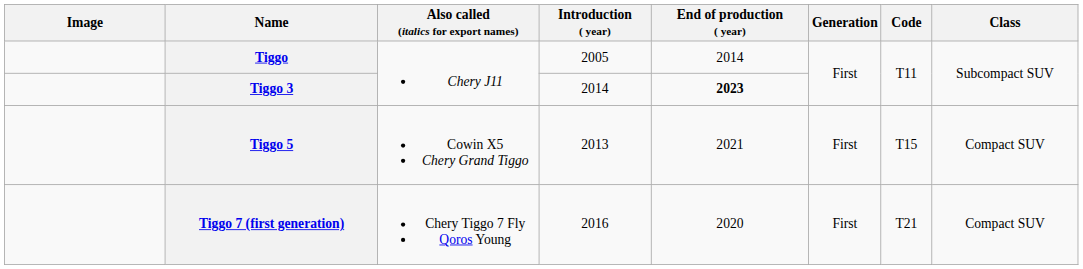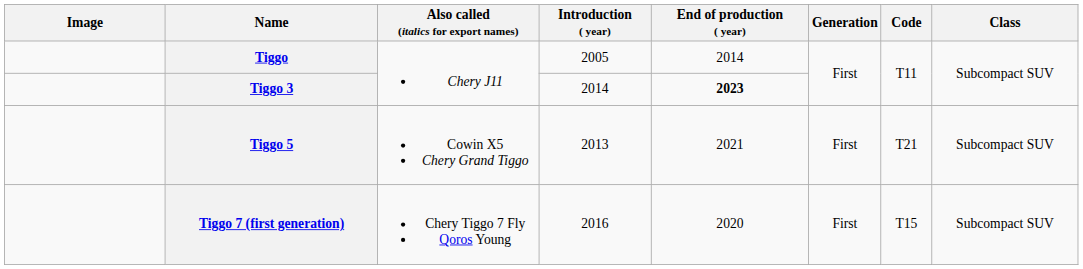(906, 145) T15 -> (906, 145) T21
(1005, 145) Compact SUV -> (1005, 145) Subcompact SUV
(906, 224) T21 -> (906, 224) T15
(1005, 224) Compact SUV -> (1005, 224) Subcompact SUV
